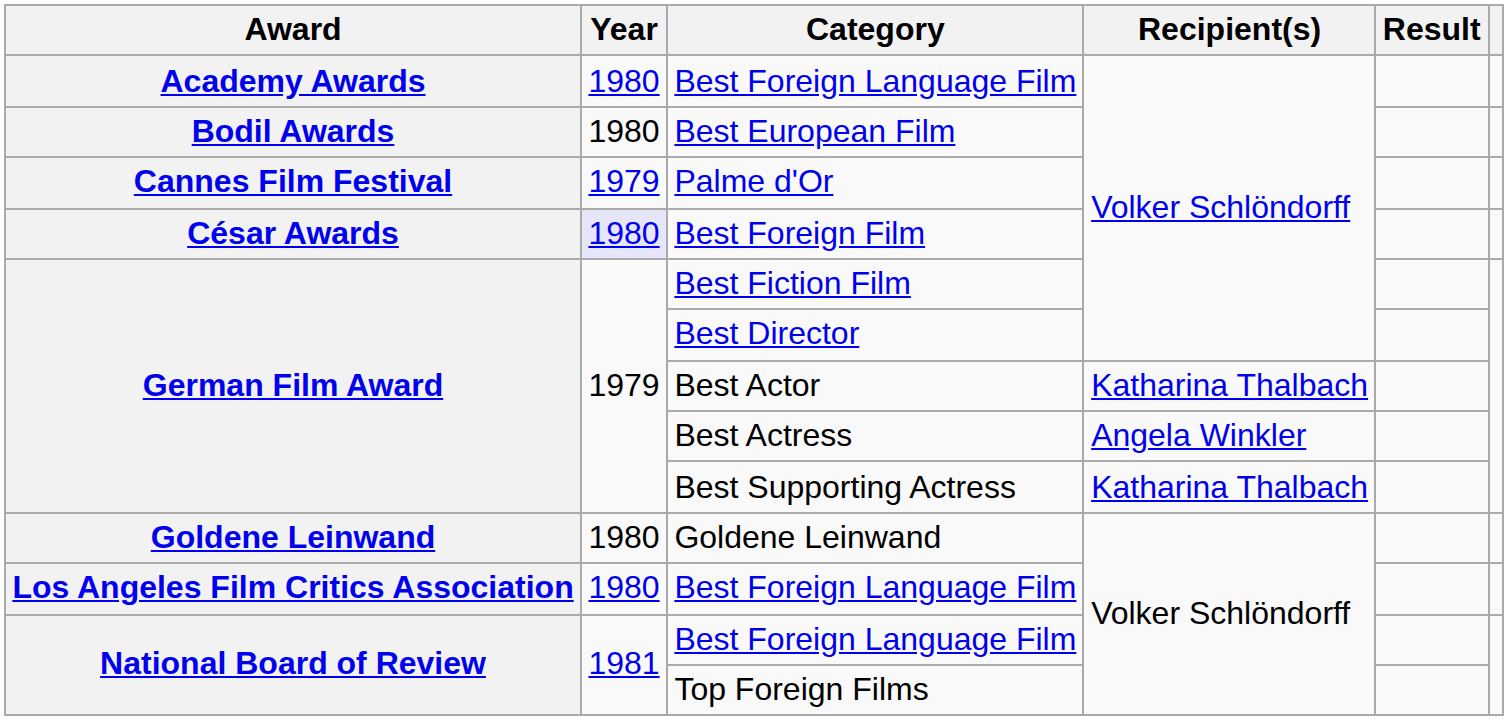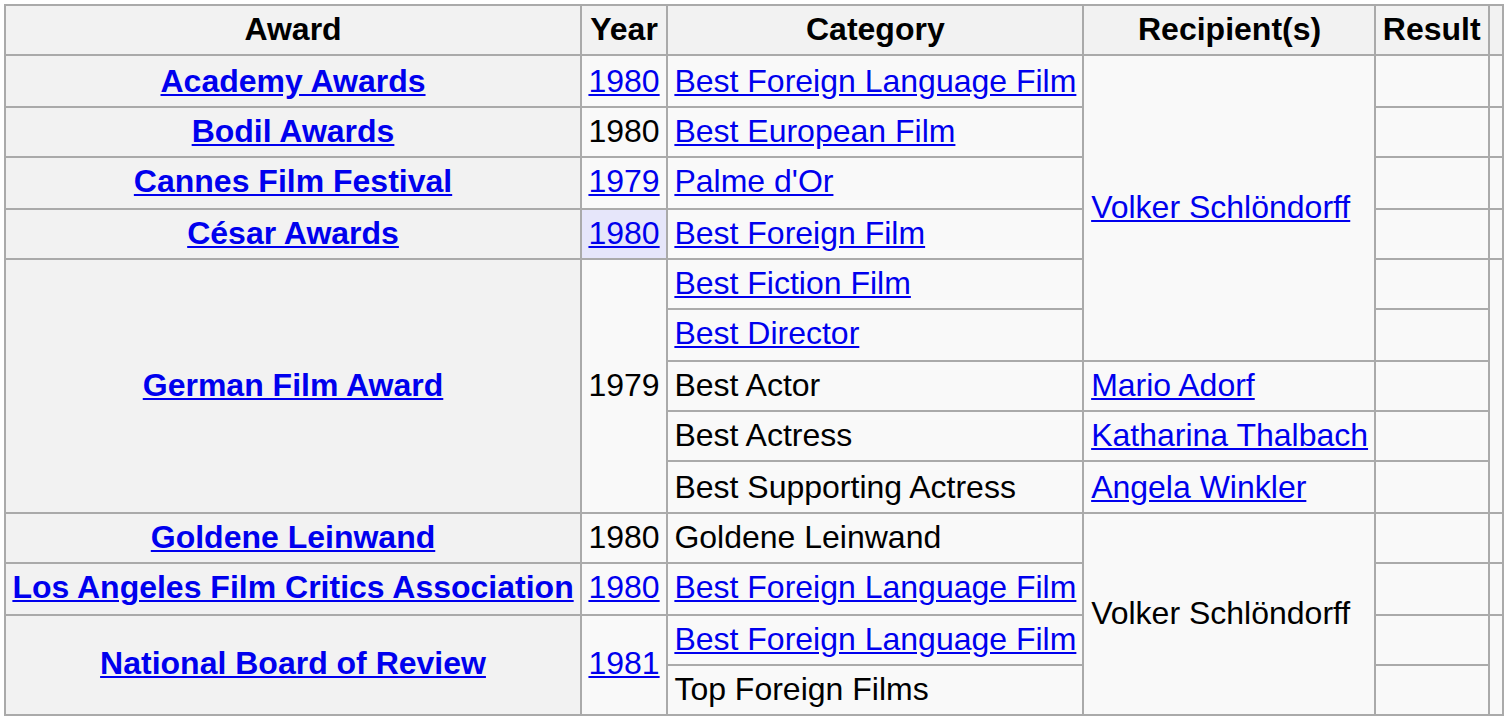(1230, 385) Katharina Thalbach -> (1173, 385) Mario Adorf
(1199, 435) Angela Winkler -> (1230, 435) Katharina Thalbach
(1230, 486) Katharina Thalbach -> (1199, 486) Angela Winkler
